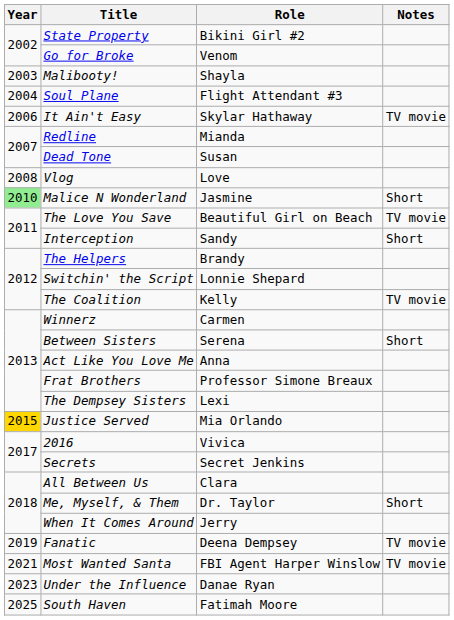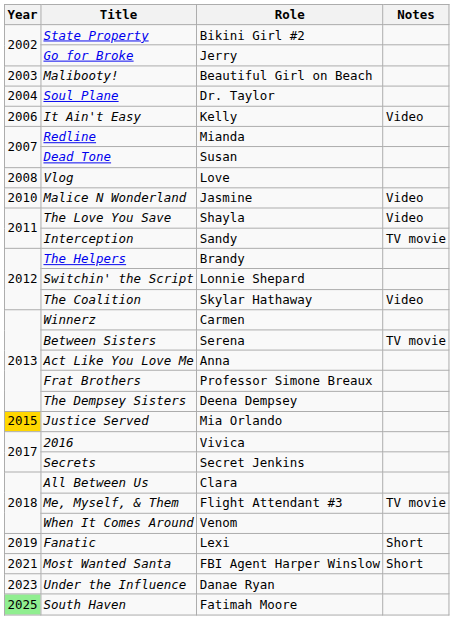(218, 55) Venom -> (218, 55) Jerry
(222, 76) Shayla -> (286, 76) Beautiful Girl on Beach
(271, 96) Flight Attendant #3 -> (237, 96) Dr. Taylor
(256, 116) Skylar Hathaway -> (218, 116) Kelly
(416, 116) TV movie -> (405, 116) Video
(22, 198) lightgreen background -> (22, 198) no background
(405, 198) Short -> (405, 198) Video
(286, 218) Beautiful Girl on Beach -> (222, 218) Shayla
(416, 218) TV movie -> (405, 218) Video
(405, 238) Short -> (416, 238) TV movie
(218, 299) Kelly -> (256, 299) Skylar Hathaway
(416, 299) TV movie -> (405, 299) Video
(405, 340) Short -> (416, 340) TV movie
(215, 401) Lexi -> (249, 401) Deena Dempsey
(237, 503) Dr. Taylor -> (271, 503) Flight Attendant #3
(405, 503) Short -> (416, 503) TV movie
(218, 523) Jerry -> (218, 523) Venom
(249, 543) Deena Dempsey -> (215, 543) Lexi
(416, 543) TV movie -> (405, 543) Short
(416, 564) TV movie -> (405, 564) Short
(22, 605) no background -> (22, 605) lightgreen background
